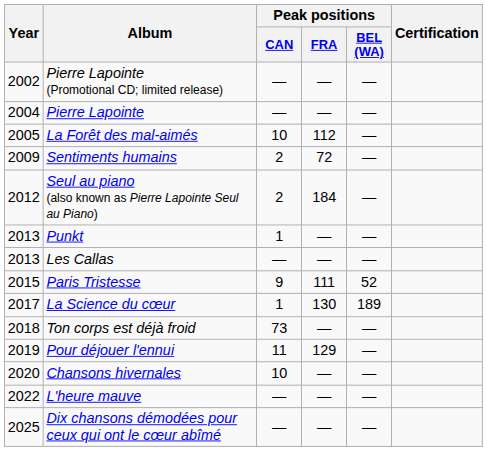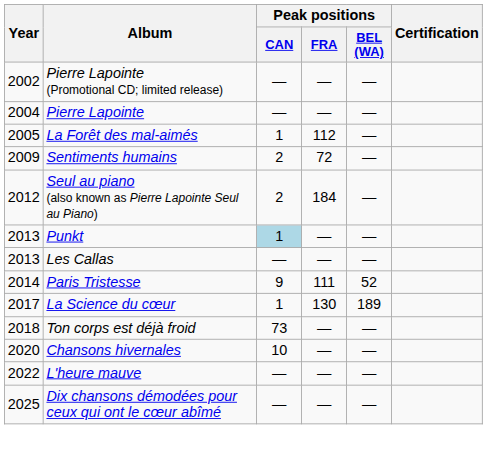(279, 135) 10 -> (279, 135) 1
(279, 236) no background -> (279, 236) lightblue background
(24, 282) 2015 -> (24, 282) 2014
- row: (110, 350)
